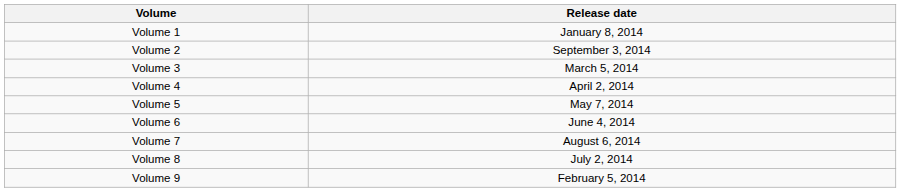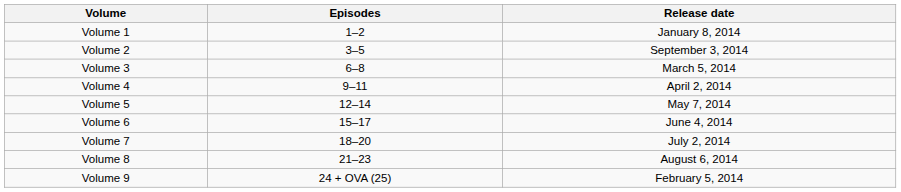+ column: (355, 13)
(602, 141) August 6, 2014 -> (699, 141) July 2, 2014
(602, 159) July 2, 2014 -> (699, 159) August 6, 2014
